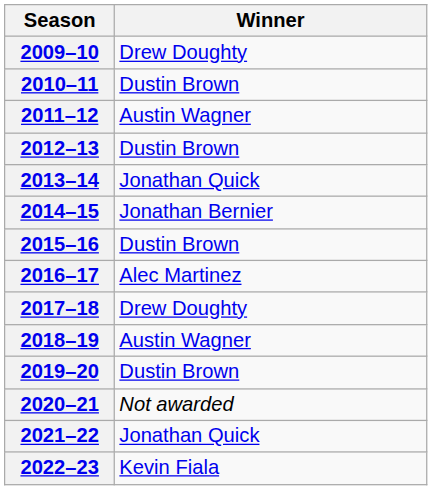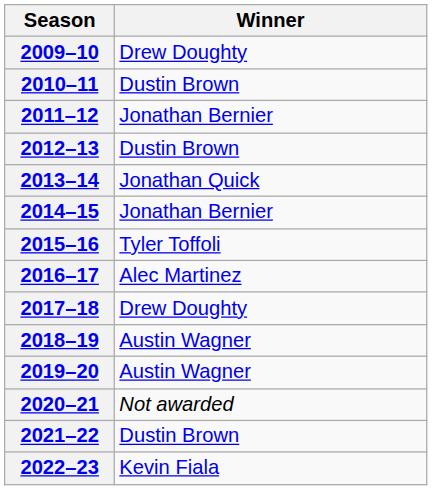(185, 116) Austin Wagner -> (196, 116) Jonathan Bernier
(179, 244) Dustin Brown -> (170, 244) Tyler Toffoli
(179, 372) Dustin Brown -> (185, 372) Austin Wagner
(189, 436) Jonathan Quick -> (179, 436) Dustin Brown
